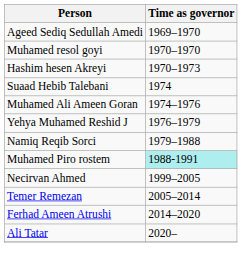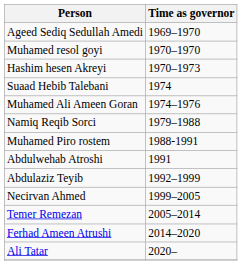- row: (67, 123)
(173, 159) paleturquoise background -> (173, 141) no background
+ row: (55, 159)
+ row: (45, 178)
